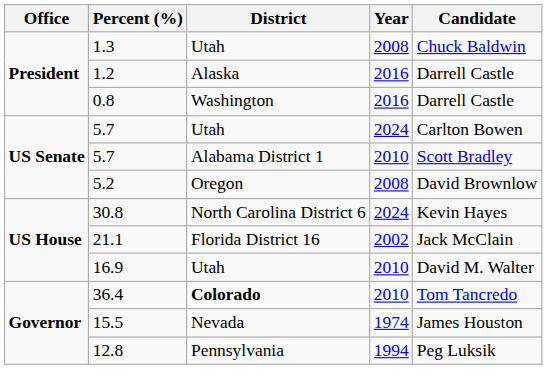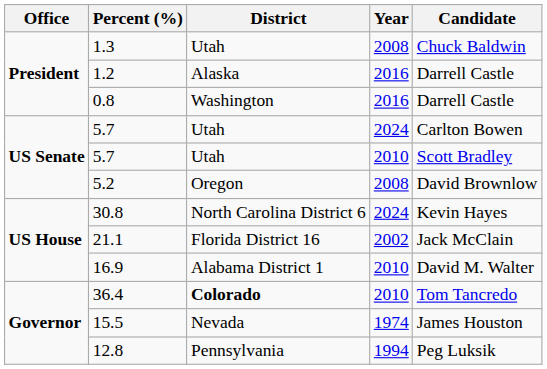(257, 156) Alabama District 1 -> (208, 156) Utah
(208, 267) Utah -> (257, 267) Alabama District 1
